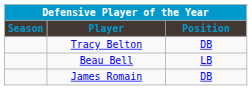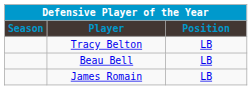(206, 45) DB -> (206, 45) LB
(206, 77) DB -> (206, 77) LB
